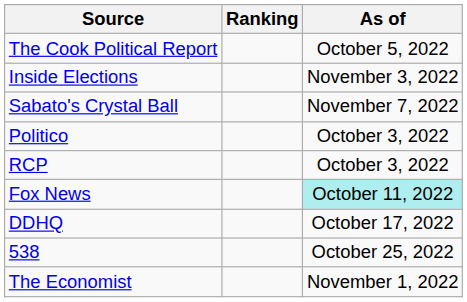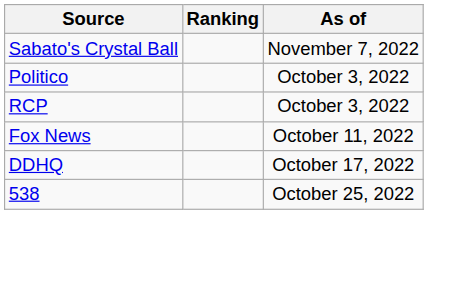- row: (113, 48)
- row: (73, 77)
(383, 194) paleturquoise background -> (343, 135) no background
- row: (70, 281)
